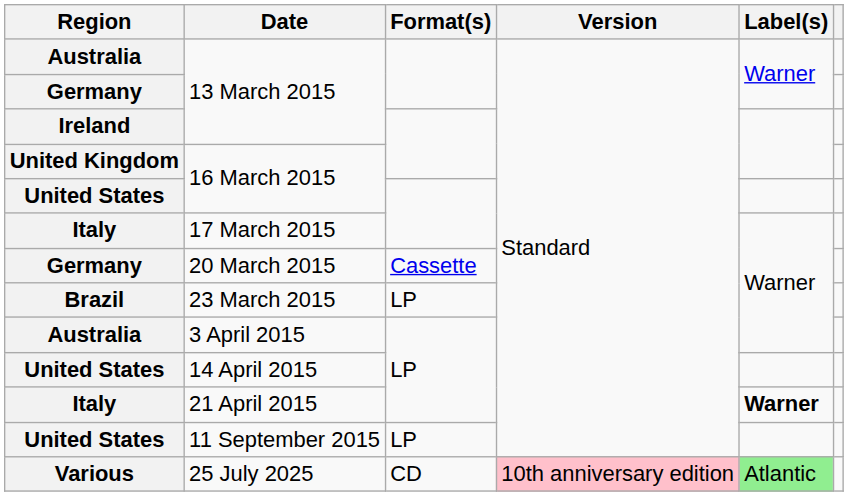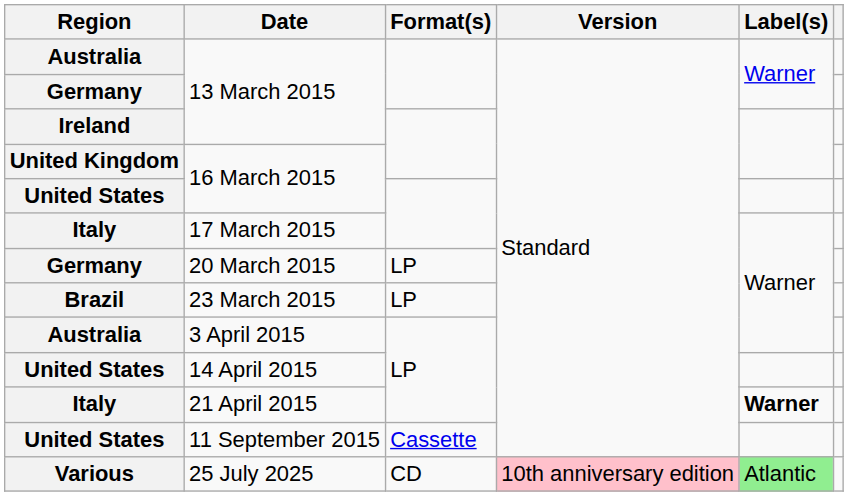(433, 265) Cassette -> (404, 265) LP
(404, 439) LP -> (433, 439) Cassette
